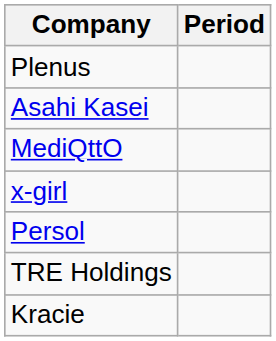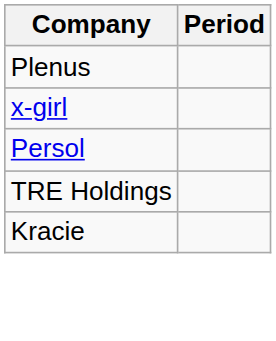- row: (80, 107)
- row: (67, 149)
